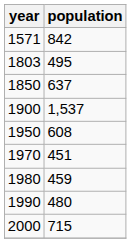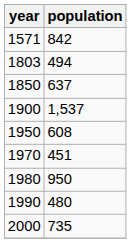(60, 62) 495 -> (60, 62) 494
(60, 179) 459 -> (60, 179) 950
(60, 226) 715 -> (60, 226) 735
